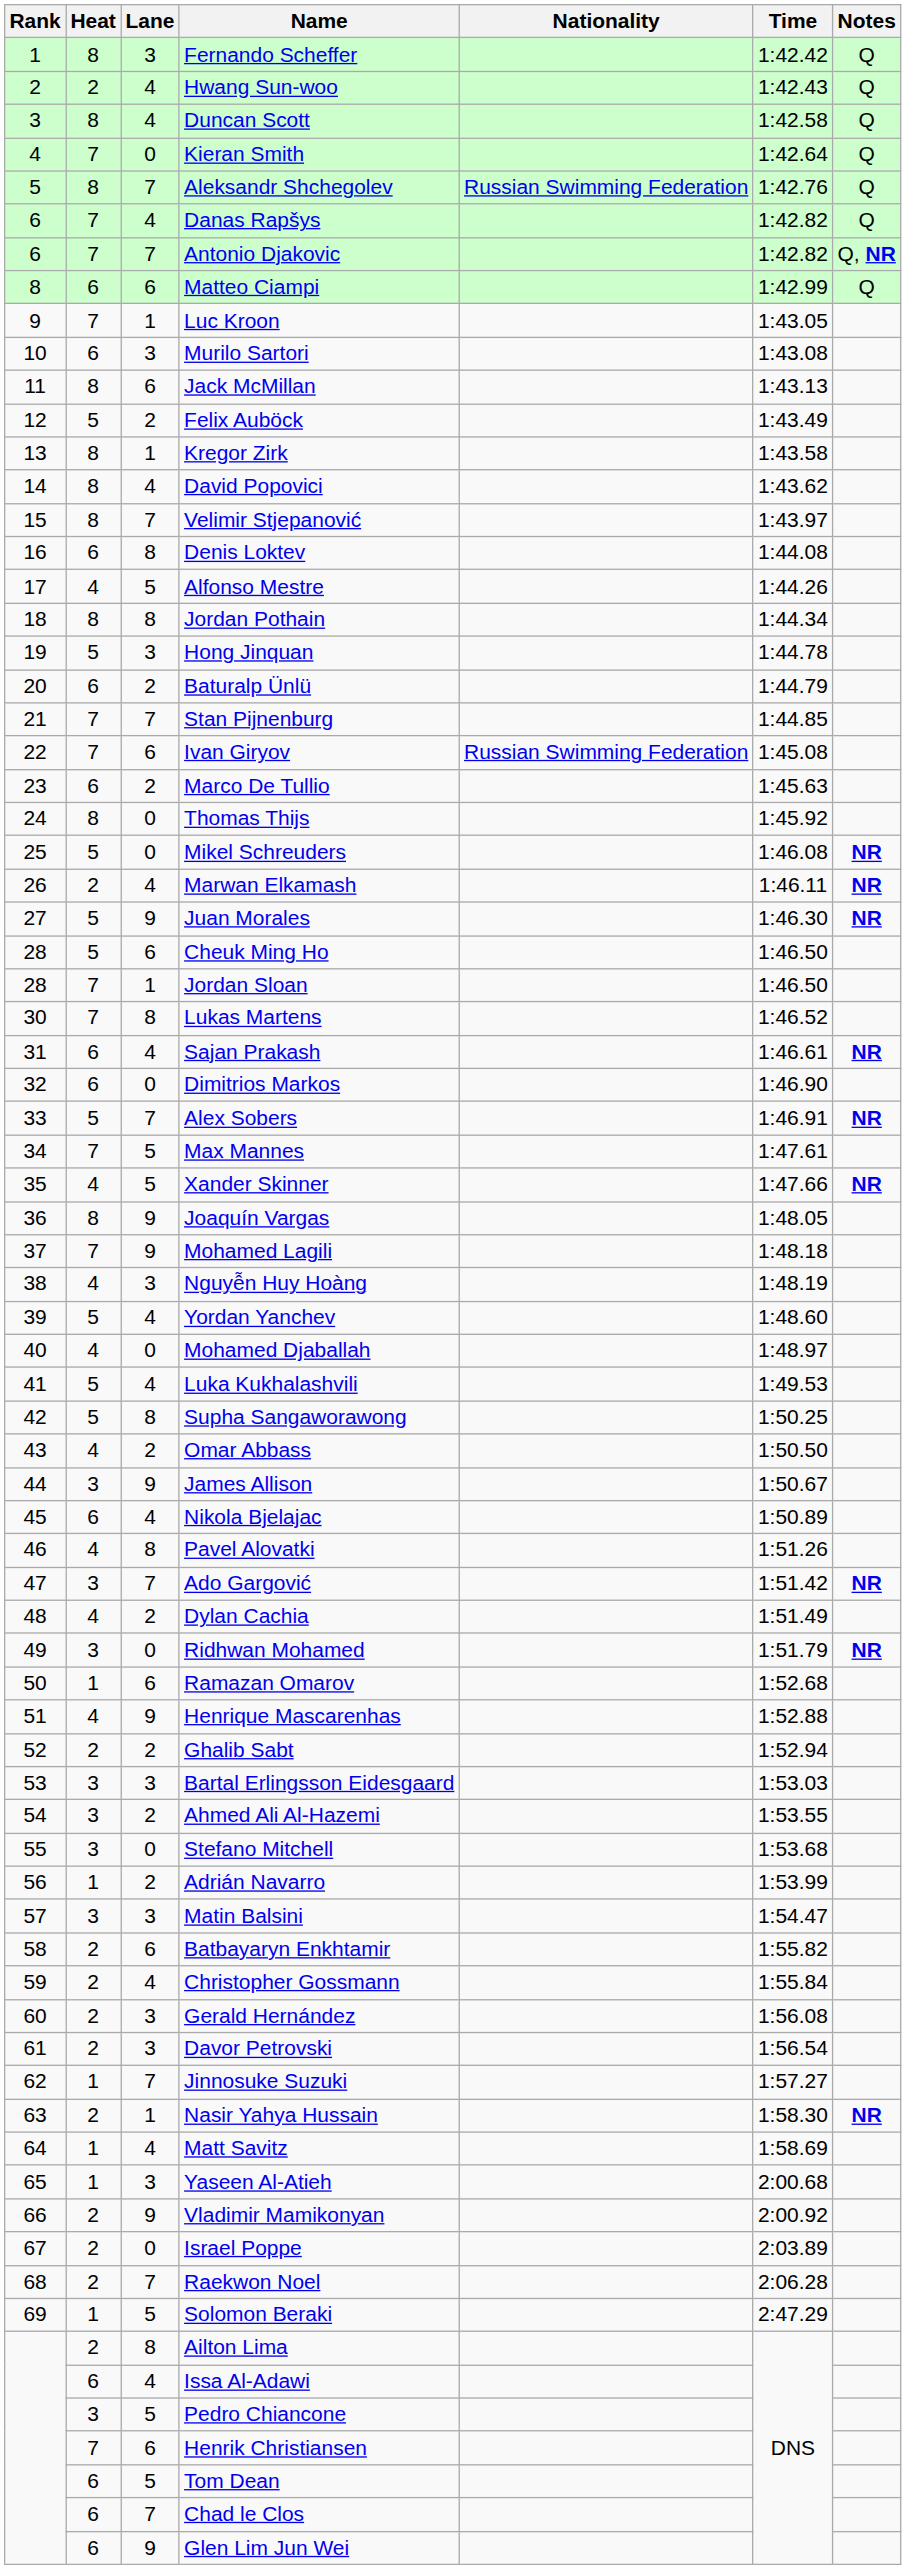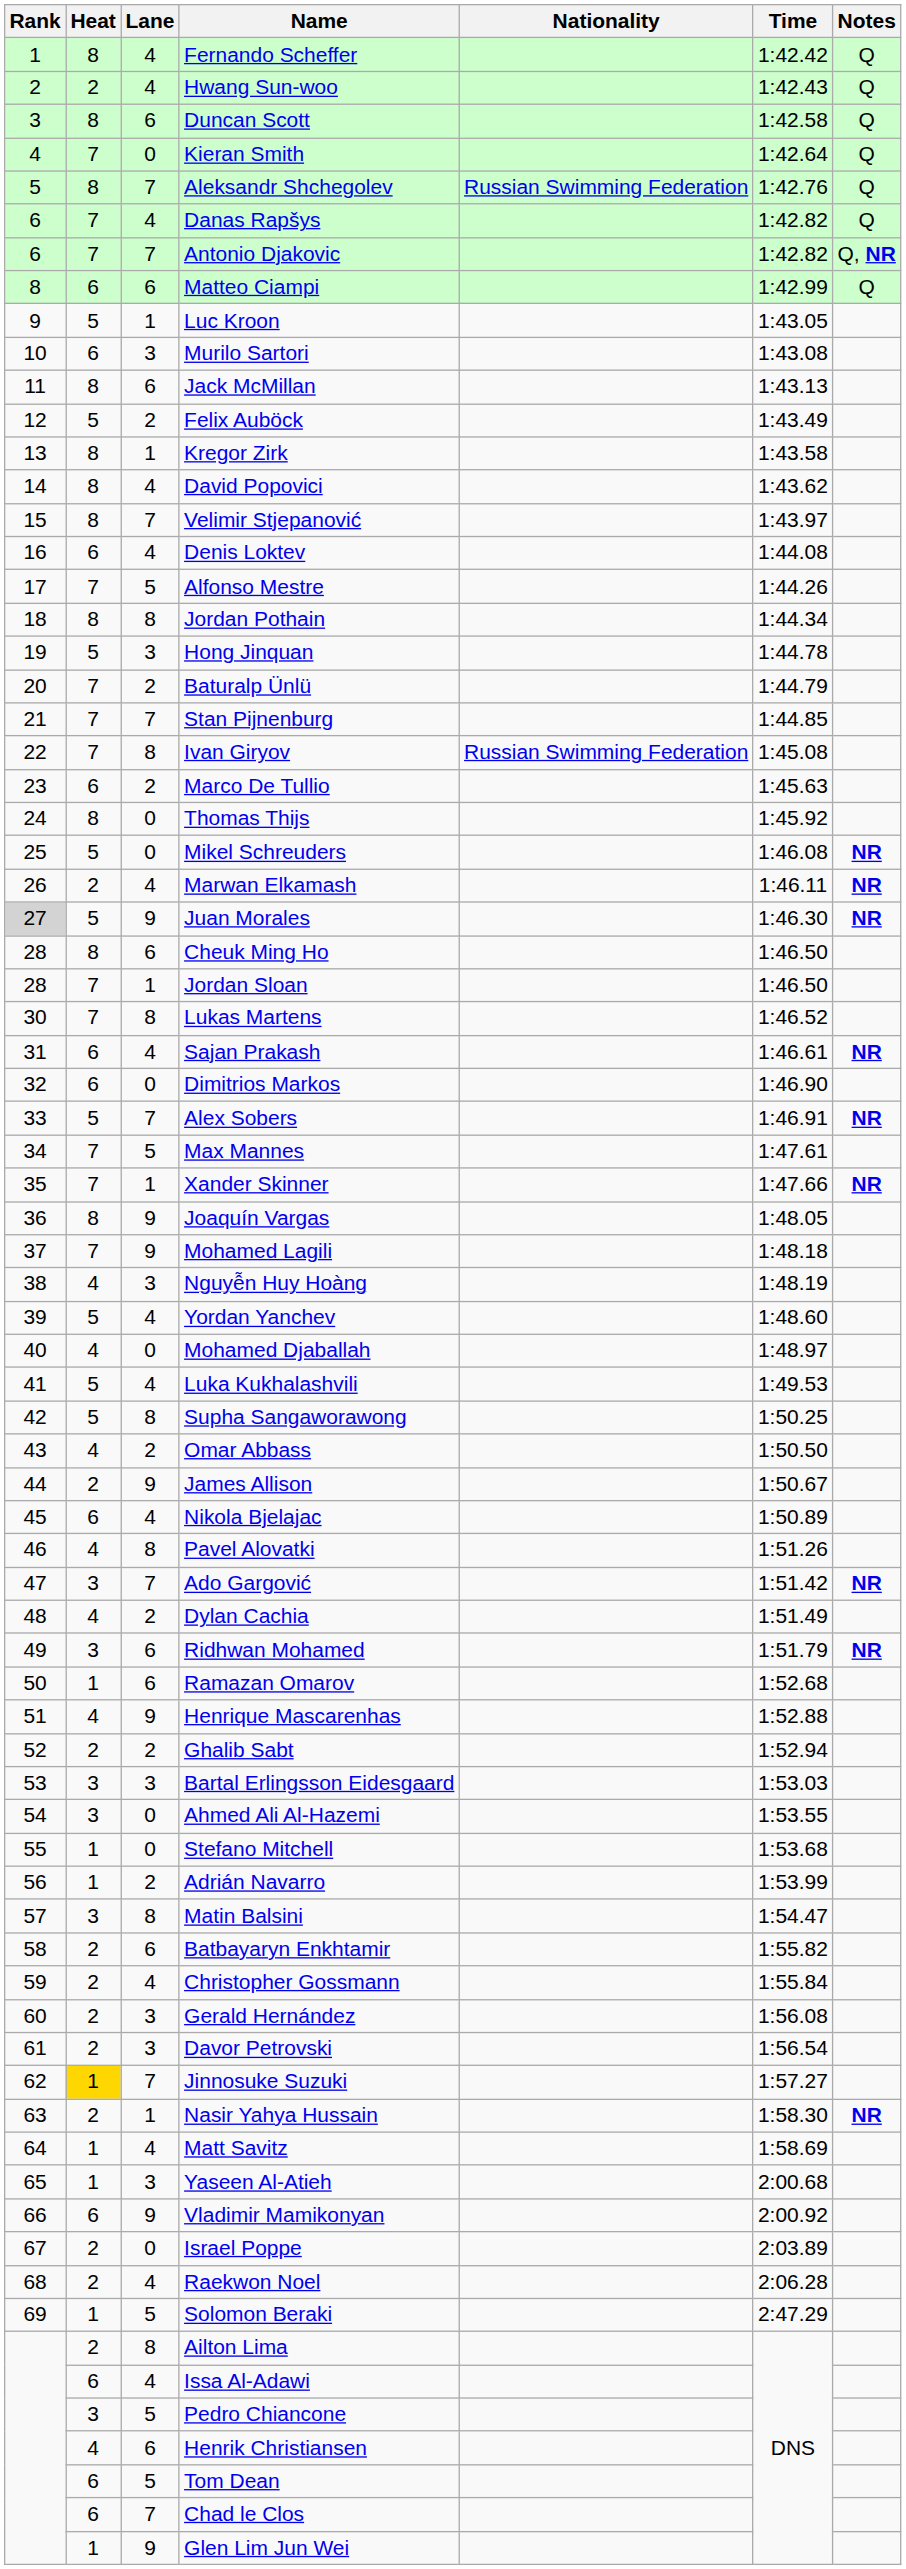(150, 54) 3 -> (150, 54) 4
(150, 120) 4 -> (150, 120) 6
(93, 320) 7 -> (93, 320) 5
(150, 552) 8 -> (150, 552) 4
(93, 586) 4 -> (93, 586) 7
(93, 685) 6 -> (93, 685) 7
(150, 752) 6 -> (150, 752) 8
(35, 918) no background -> (35, 918) lightgrey background
(93, 951) 5 -> (93, 951) 8
(93, 1184) 4 -> (93, 1184) 7
(150, 1184) 5 -> (150, 1184) 1
(93, 1483) 3 -> (93, 1483) 2
(150, 1649) 0 -> (150, 1649) 6
(150, 1816) 2 -> (150, 1816) 0
(93, 1849) 3 -> (93, 1849) 1
(150, 1915) 3 -> (150, 1915) 8
(93, 2082) no background -> (93, 2082) gold background
(93, 2215) 2 -> (93, 2215) 6
(150, 2281) 7 -> (150, 2281) 4
(93, 2447) 7 -> (93, 2447) 4
(93, 2547) 6 -> (93, 2547) 1
